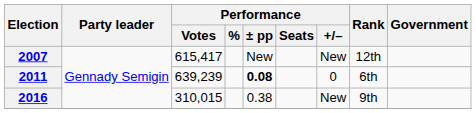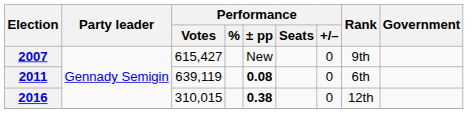(199, 56) 615,417 -> (199, 56) 615,427
(333, 56) New -> (329, 56) 0
(368, 56) 12th -> (361, 56) 9th
(199, 77) 639,239 -> (199, 77) 639,119
(259, 98) normal -> (259, 98) bold
(333, 98) New -> (329, 98) 0
(368, 98) 9th -> (361, 98) 12th
